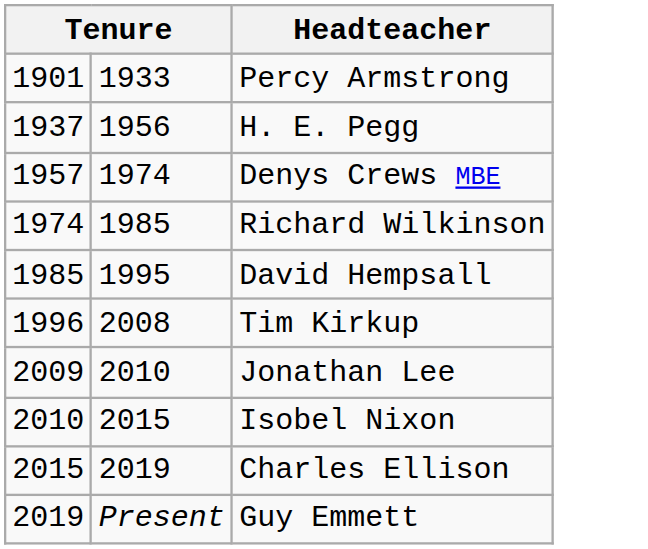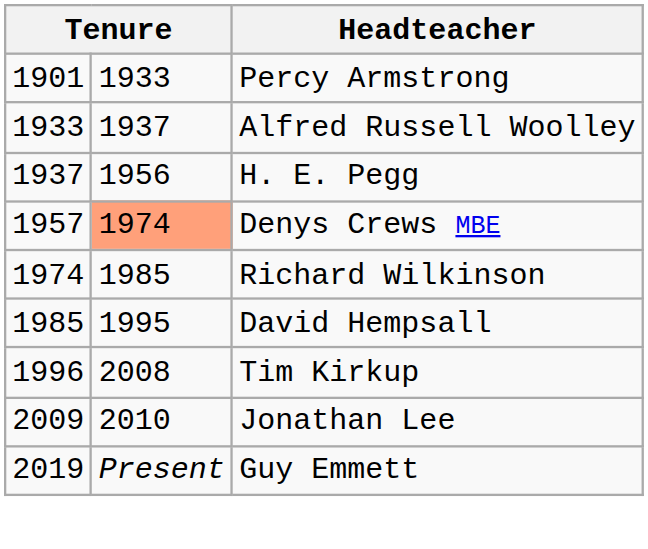+ row: (437, 128)
(135, 176) no background -> (135, 225) lightsalmon background
- row: (347, 421)
- row: (374, 470)
